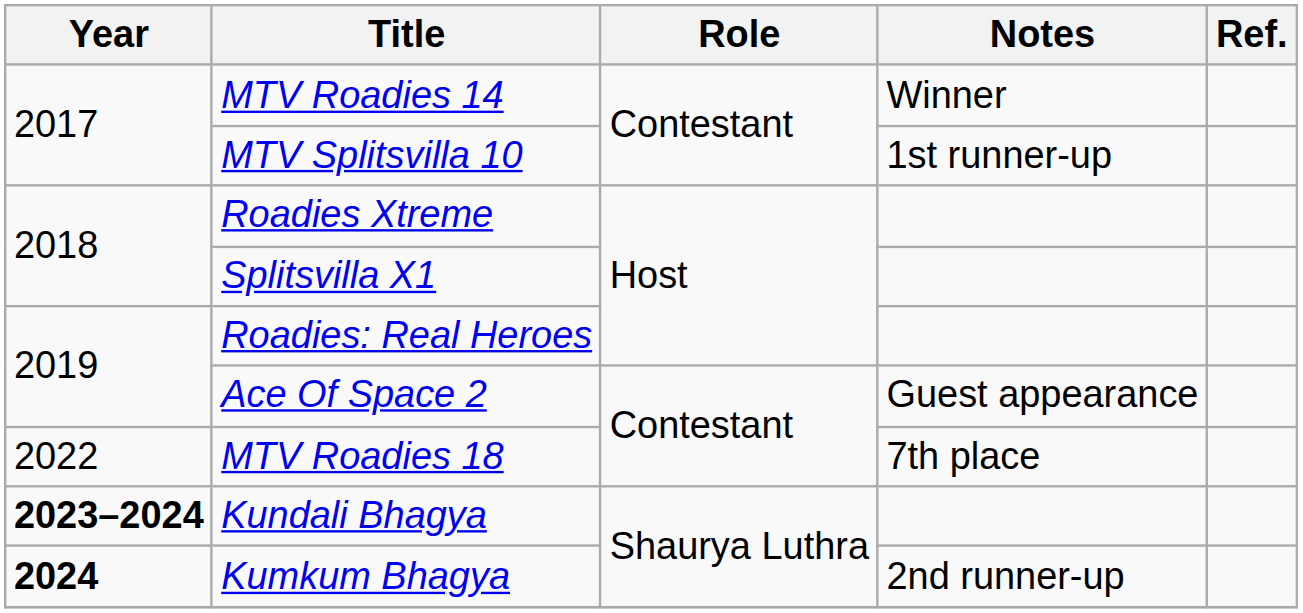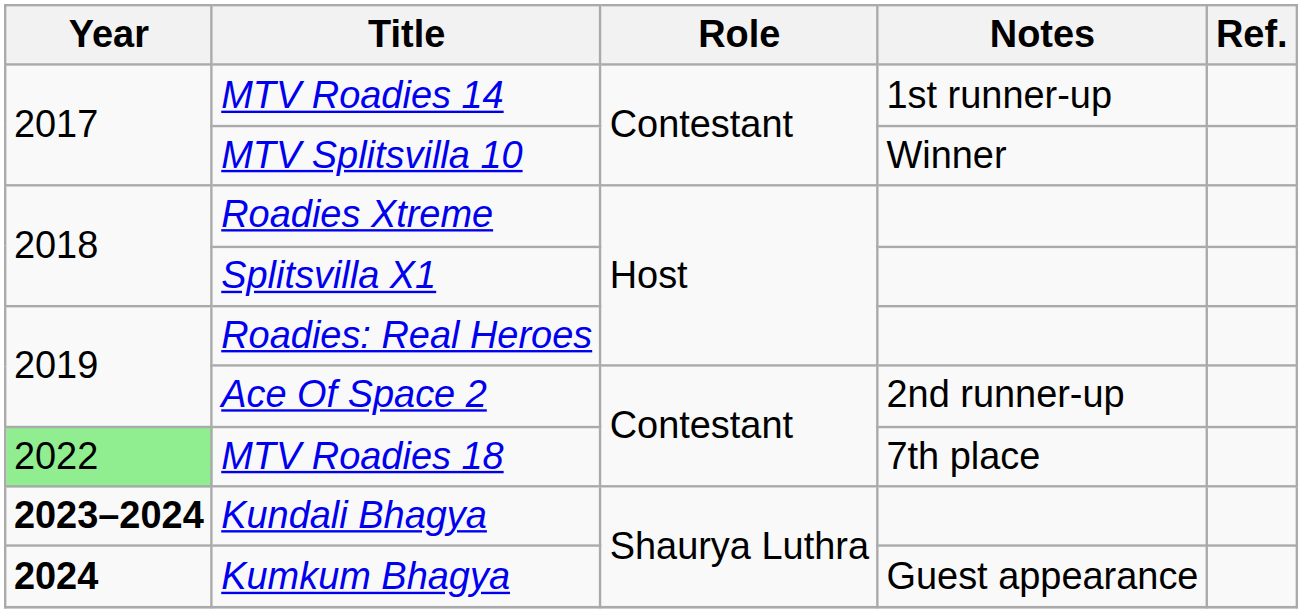(947, 94) Winner -> (999, 94) 1st runner-up
(999, 154) 1st runner-up -> (947, 154) Winner
(1042, 395) Guest appearance -> (1006, 395) 2nd runner-up
(56, 455) no background -> (56, 455) lightgreen background
(1006, 575) 2nd runner-up -> (1042, 575) Guest appearance
